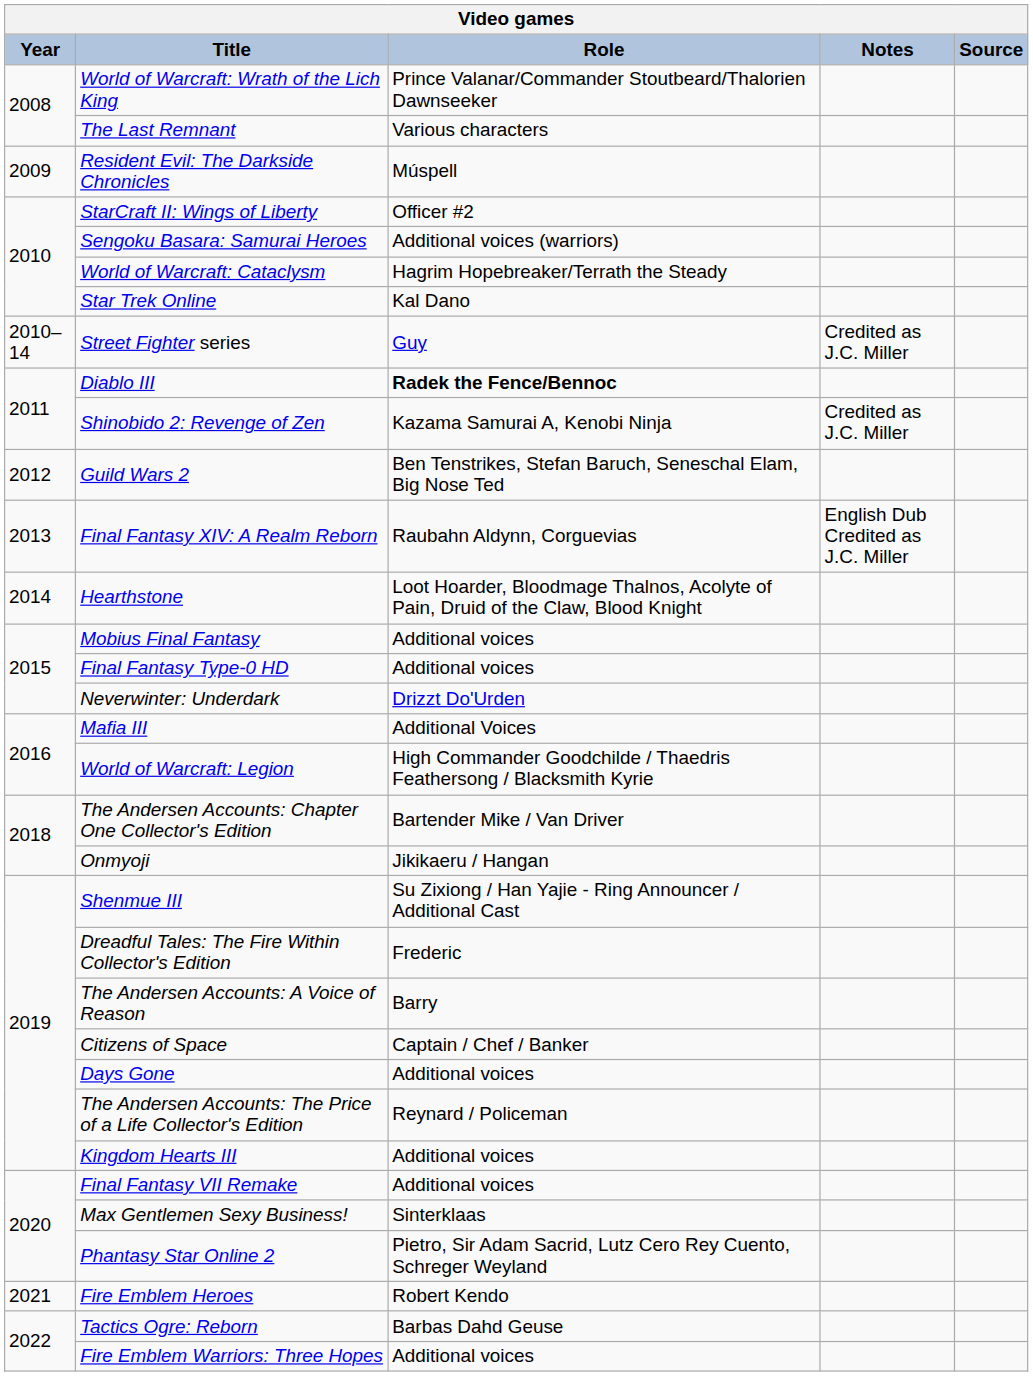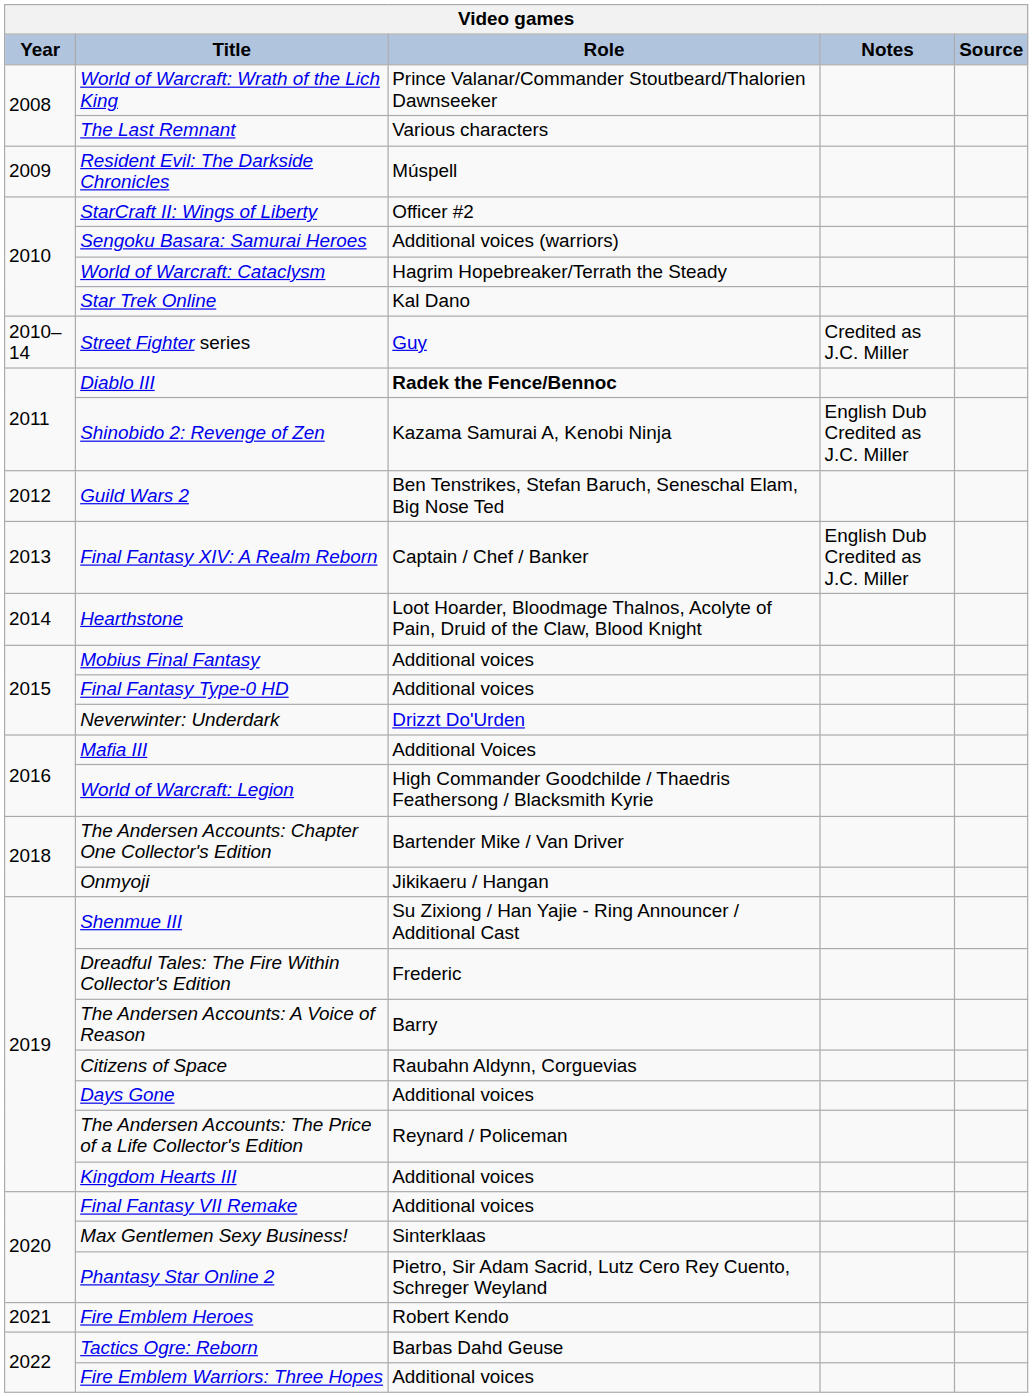(873, 423) Credited as J.C. Miller -> (876, 433) English Dub Credited as J.C. Miller
(515, 536) Raubahn Aldynn, Corguevias -> (490, 557) Captain / Chef / Banker
(490, 1044) Captain / Chef / Banker -> (515, 1065) Raubahn Aldynn, Corguevias
